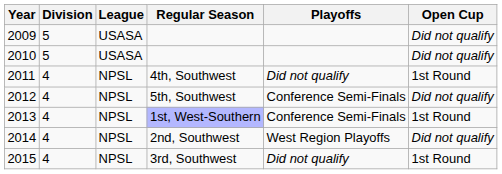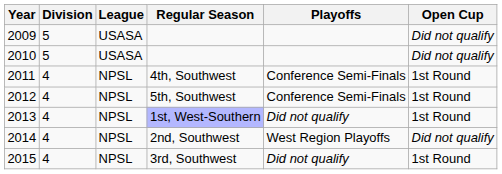(308, 76) Did not qualify -> (336, 76) Conference Semi-Finals
(453, 96) Did not qualify -> (441, 96) 1st Round
(336, 117) Conference Semi-Finals -> (308, 117) Did not qualify
